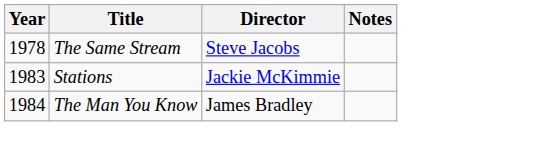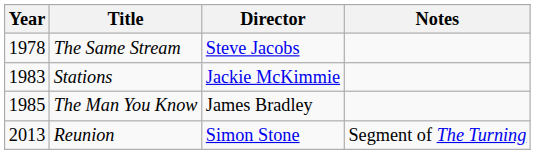(27, 105) 1984 -> (27, 105) 1985
+ row: (84, 134)
